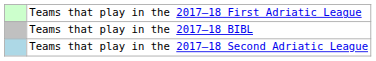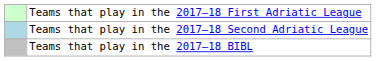rows swapped: (199, 48) <-> (141, 30)
